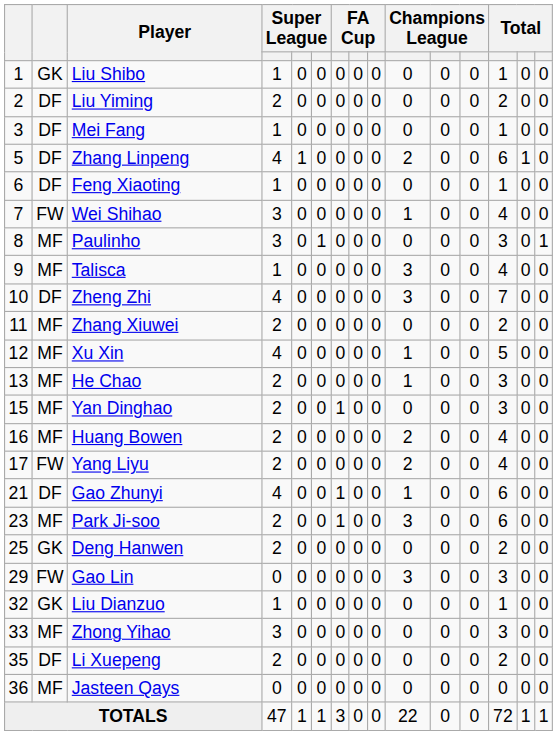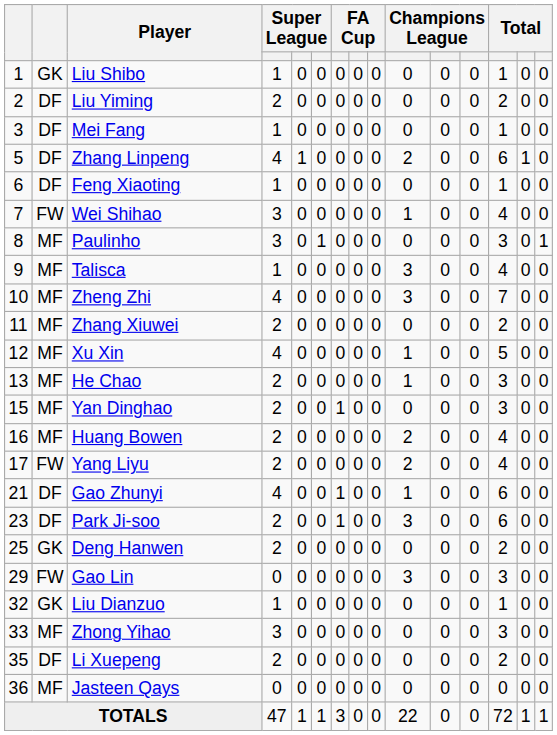(50, 297) DF -> (50, 297) MF
(50, 520) MF -> (50, 520) DF
